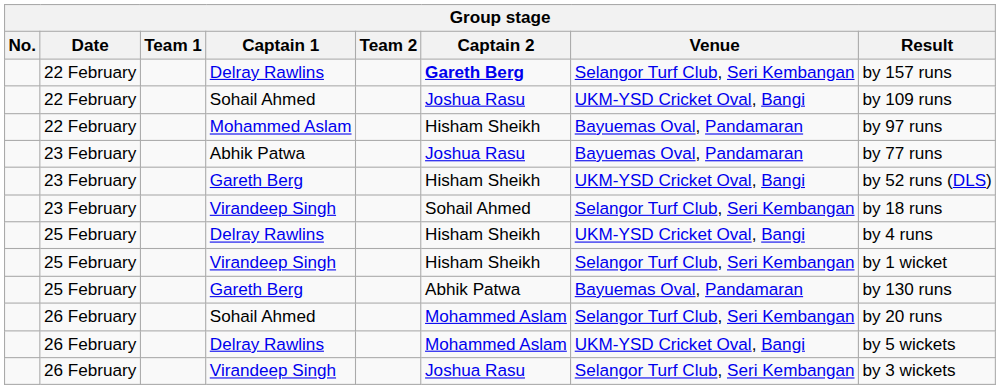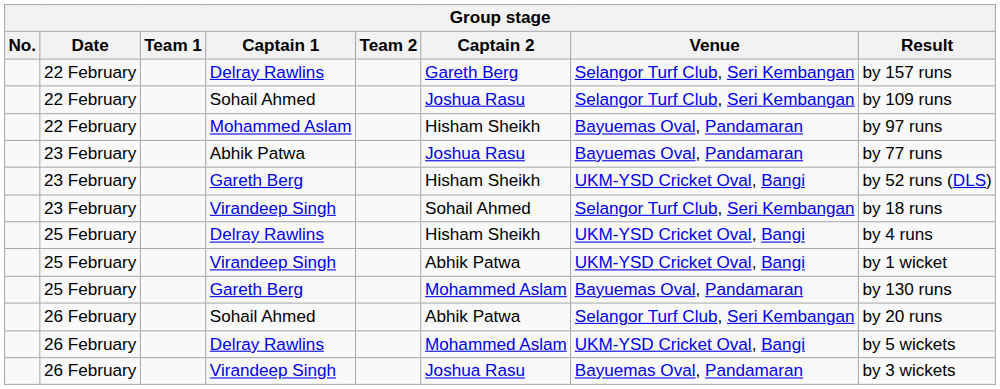(475, 72) bold -> (472, 72) normal
(690, 99) UKM-YSD Cricket Oval, Bangi -> (715, 99) Selangor Turf Club, Seri Kembangan
(483, 262) Hisham Sheikh -> (473, 262) Abhik Patwa
(715, 262) Selangor Turf Club, Seri Kembangan -> (690, 262) UKM-YSD Cricket Oval, Bangi
(473, 289) Abhik Patwa -> (496, 289) Mohammed Aslam
(496, 316) Mohammed Aslam -> (473, 316) Abhik Patwa
(715, 371) Selangor Turf Club, Seri Kembangan -> (689, 371) Bayuemas Oval, Pandamaran
